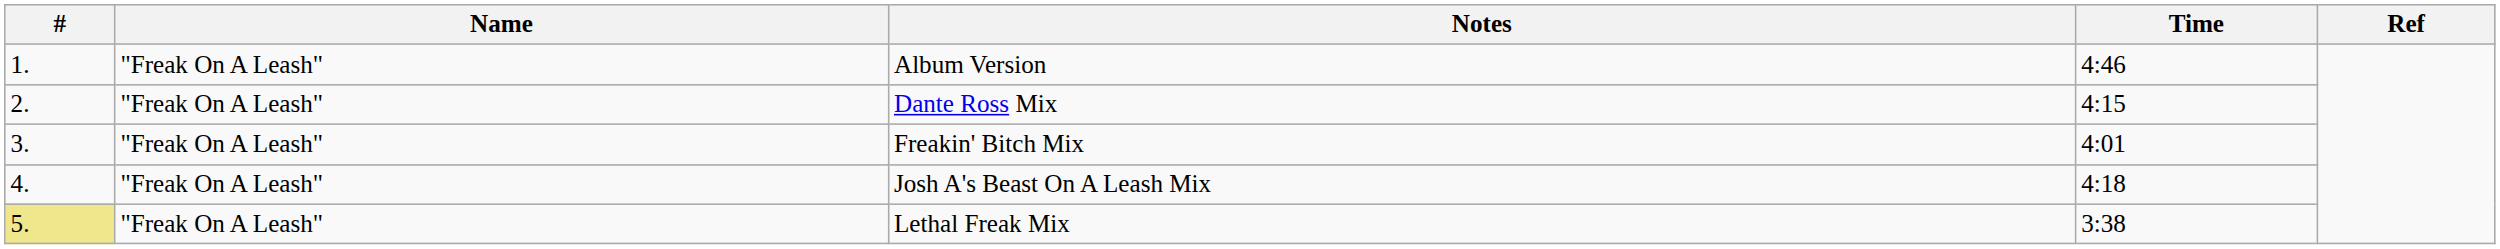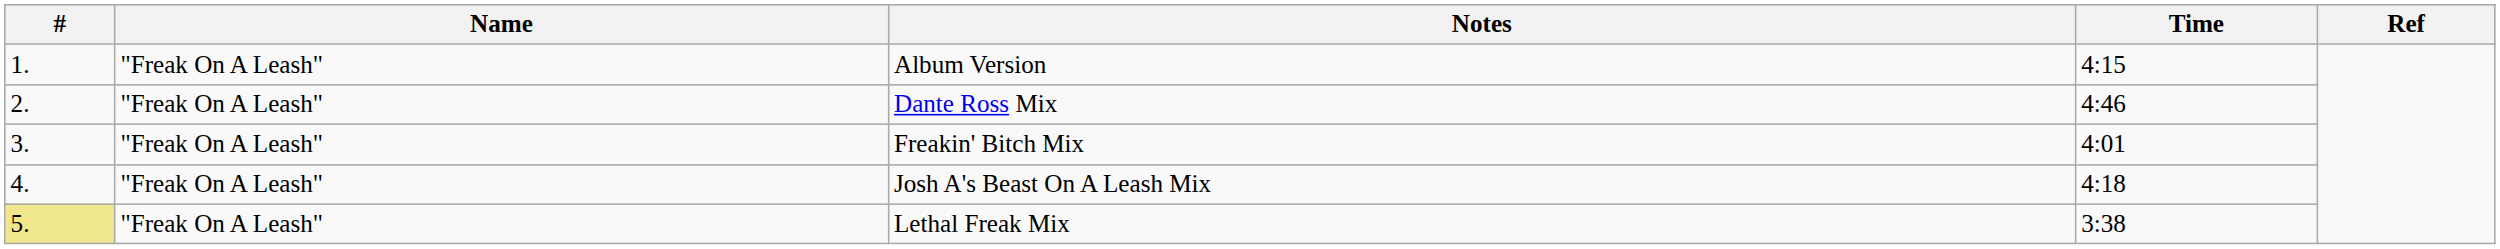(2104, 64) 4:46 -> (2104, 64) 4:15
(2104, 104) 4:15 -> (2104, 104) 4:46
